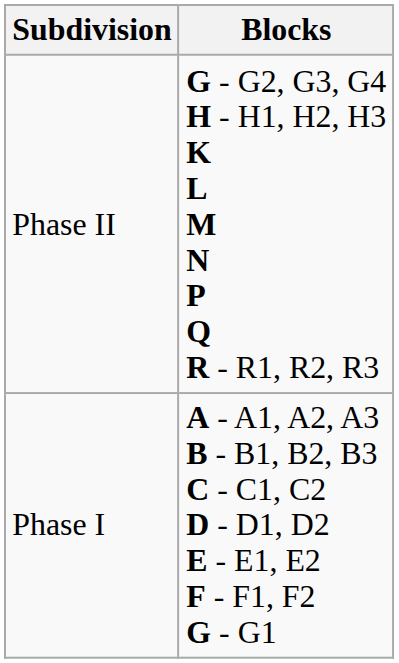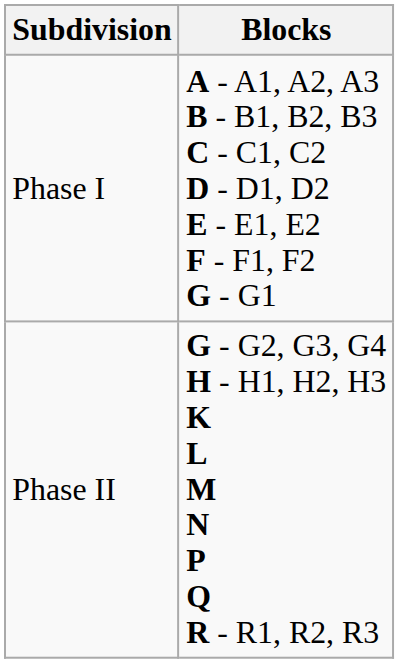rows swapped: (59, 524) <-> (64, 223)
